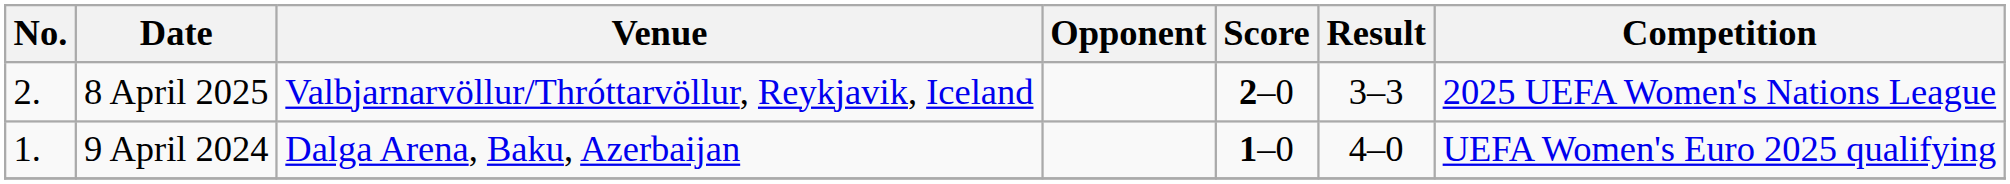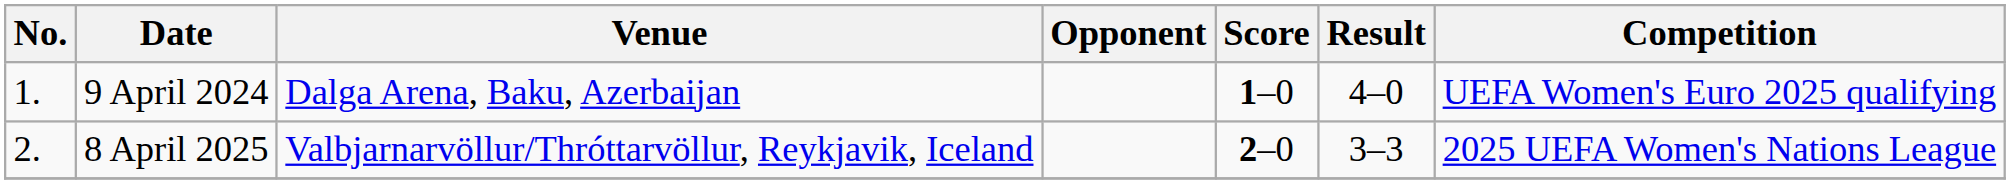rows swapped: (176, 149) <-> (176, 91)
